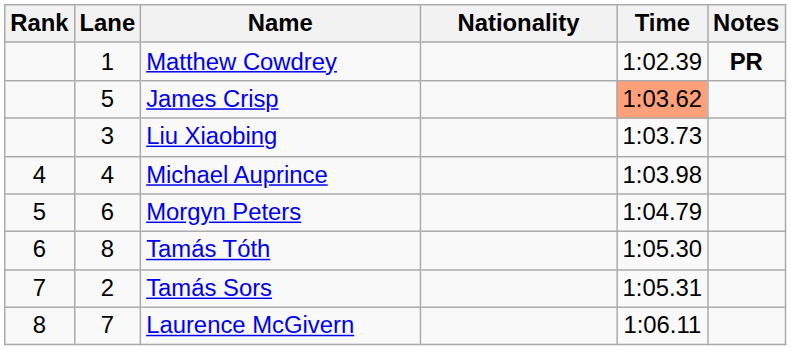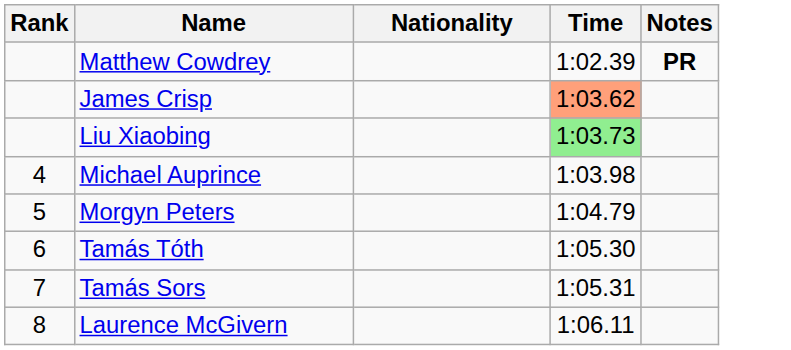- column: (107, 23)
(662, 136) no background -> (596, 136) lightgreen background
